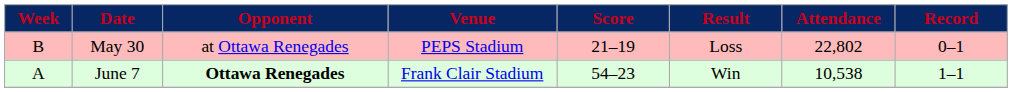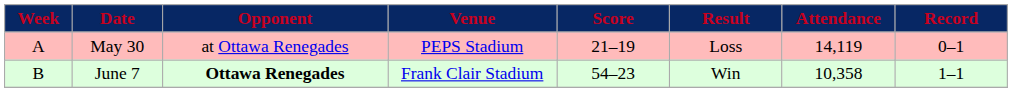(38, 45) B -> (38, 45) A
(838, 45) 22,802 -> (838, 45) 14,119
(38, 73) A -> (38, 73) B
(838, 73) 10,538 -> (838, 73) 10,358
